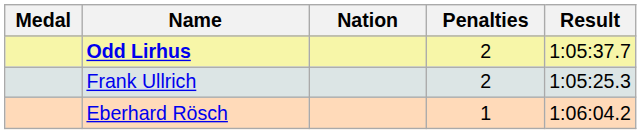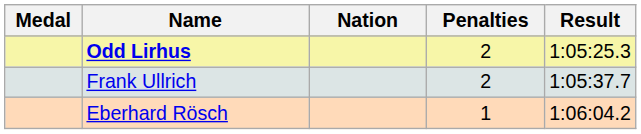(590, 51) 1:05:37.7 -> (590, 51) 1:05:25.3
(590, 82) 1:05:25.3 -> (590, 82) 1:05:37.7
